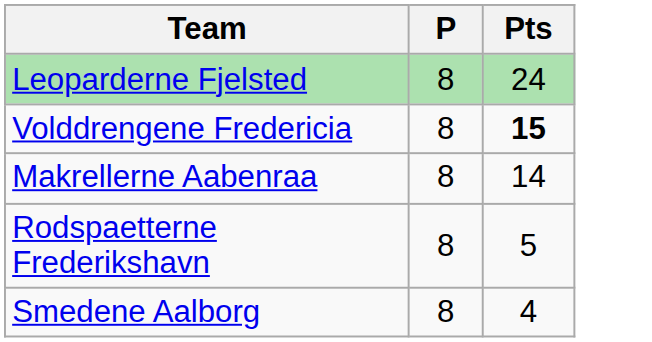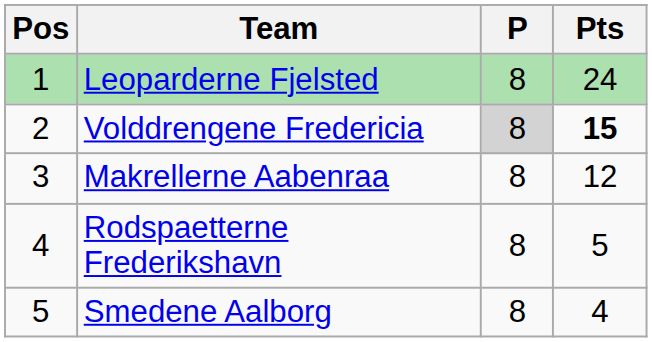+ column: (41, 29)
(446, 128) no background -> (517, 128) lightgrey background
(528, 177) 14 -> (600, 177) 12
